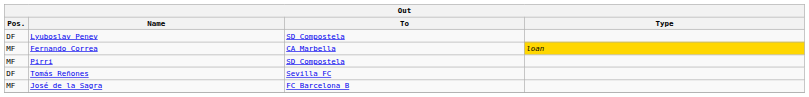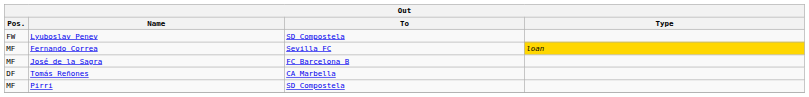(11, 35) DF -> (11, 35) FW
(311, 48) CA Marbella -> (309, 48) Sevilla FC
rows swapped: (66, 86) <-> (41, 61)
(309, 73) Sevilla FC -> (311, 73) CA Marbella
